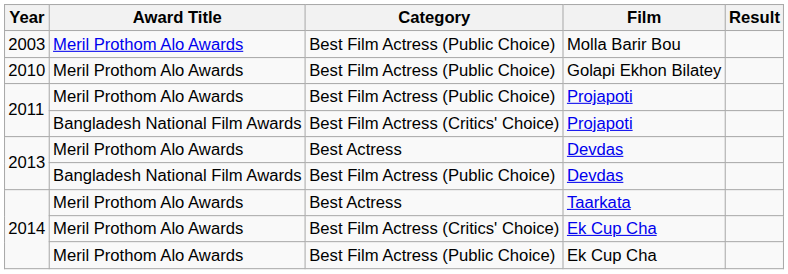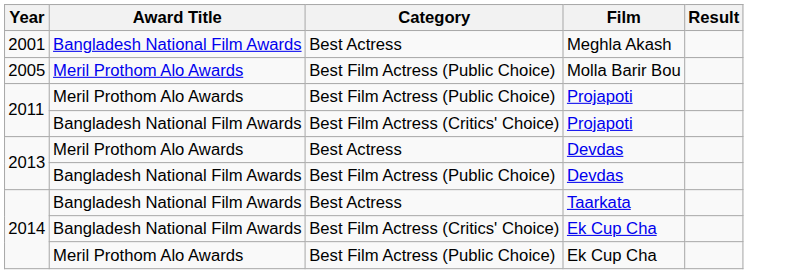+ row: (355, 44)
(27, 44) 2003 -> (27, 70) 2005
- row: (432, 70)
(148, 202) Meril Prothom Alo Awards -> (177, 202) Bangladesh National Film Awards
(148, 228) Meril Prothom Alo Awards -> (177, 228) Bangladesh National Film Awards
